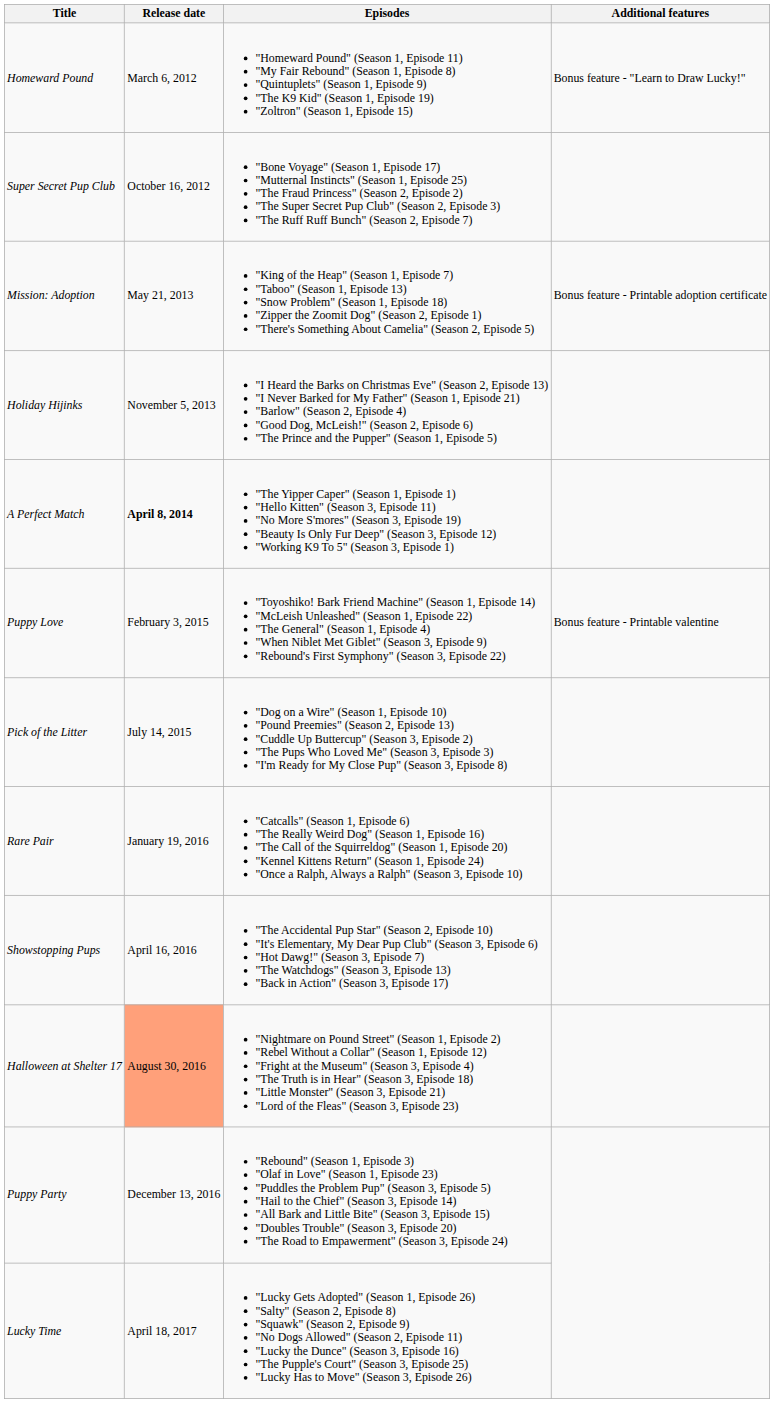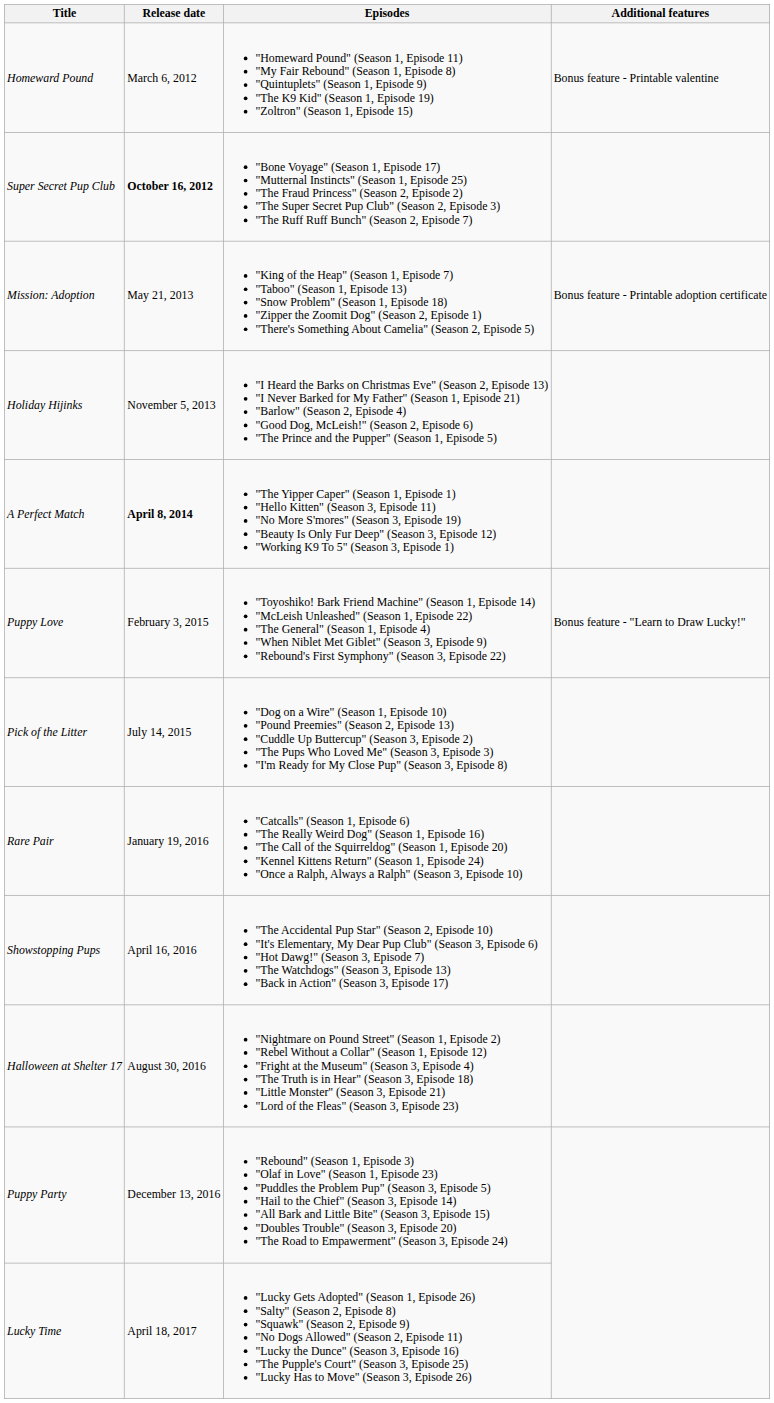(650, 77) Bonus feature - "Learn to Draw Lucky!" -> (636, 77) Bonus feature - Printable valentine
(169, 186) normal -> (170, 186) bold
(636, 623) Bonus feature - Printable valentine -> (650, 623) Bonus feature - "Learn to Draw Lucky!"
(167, 1065) lightsalmon background -> (167, 1065) no background
